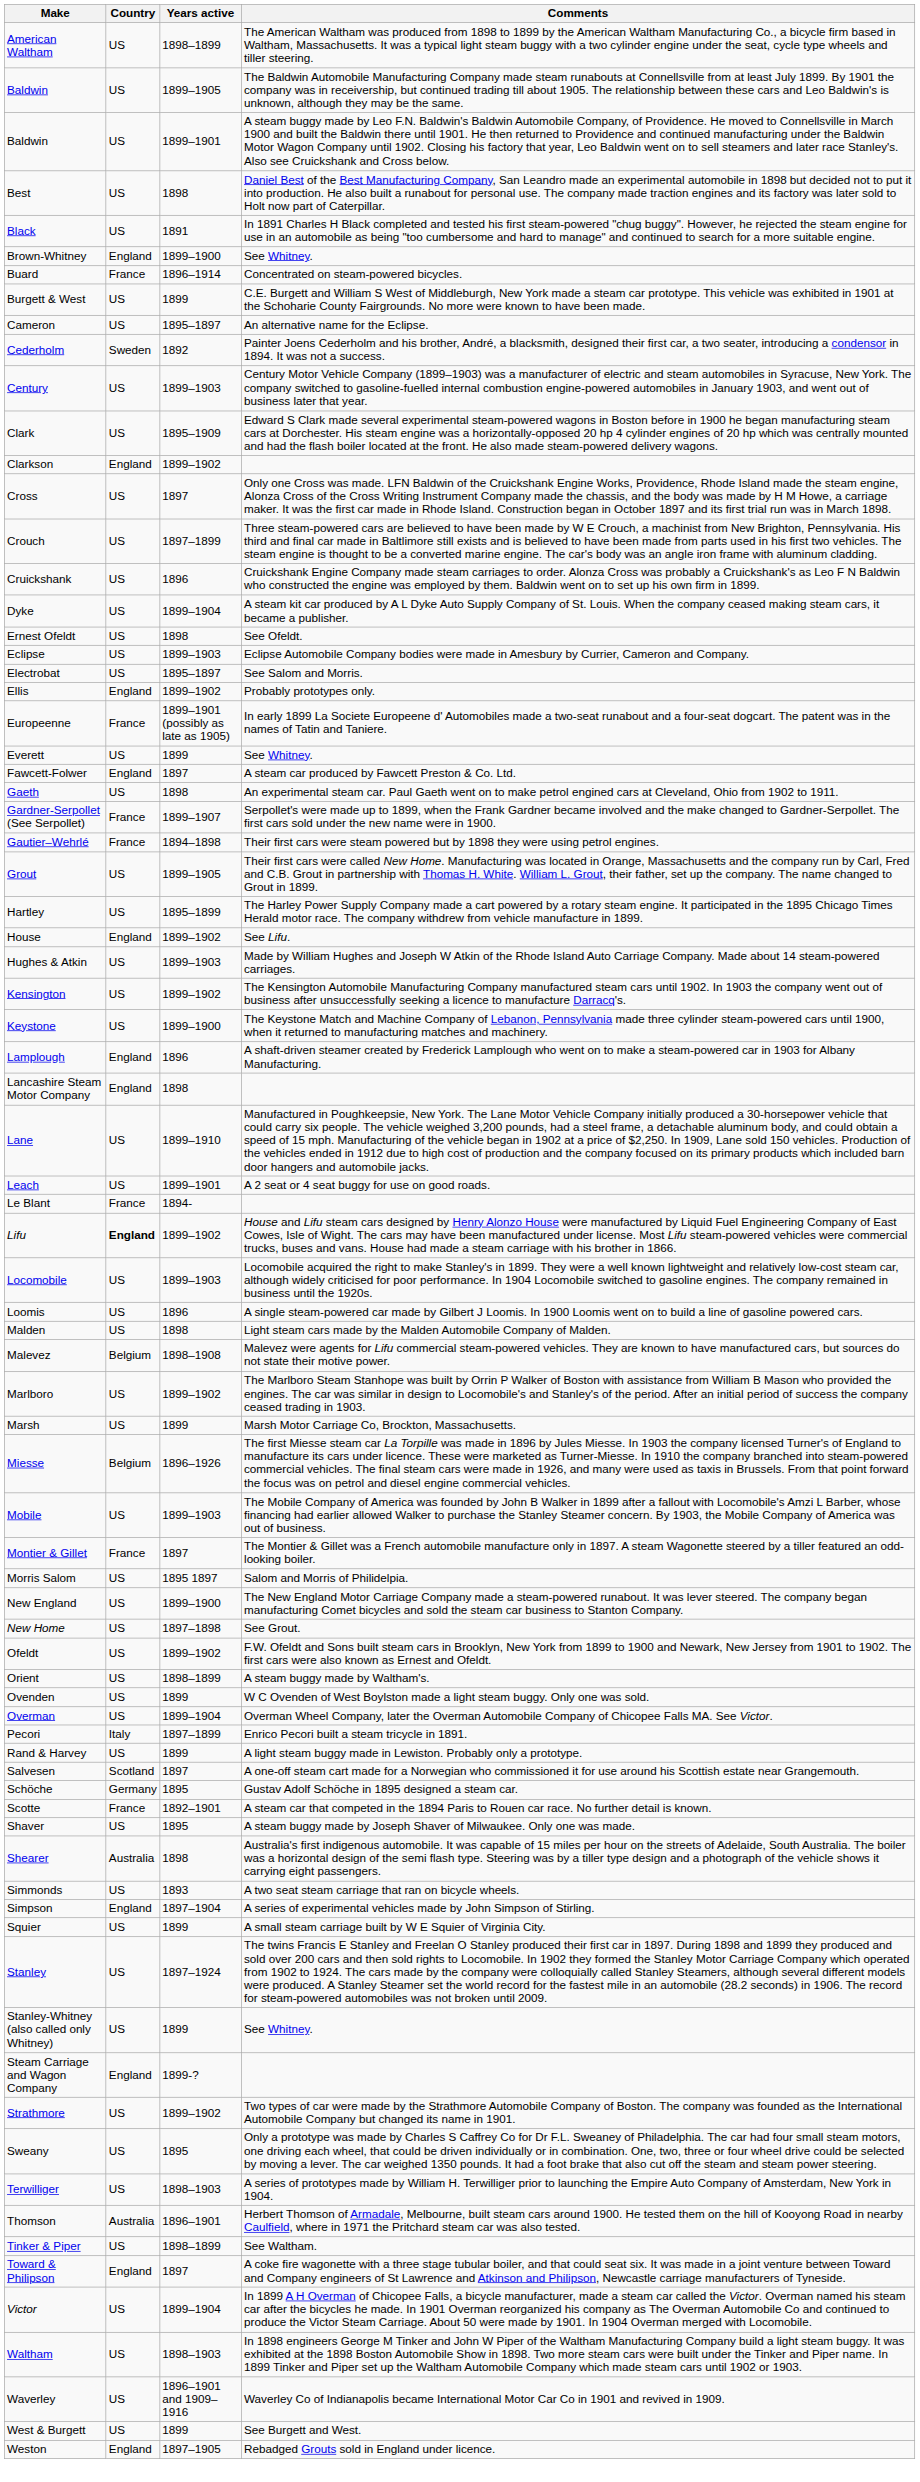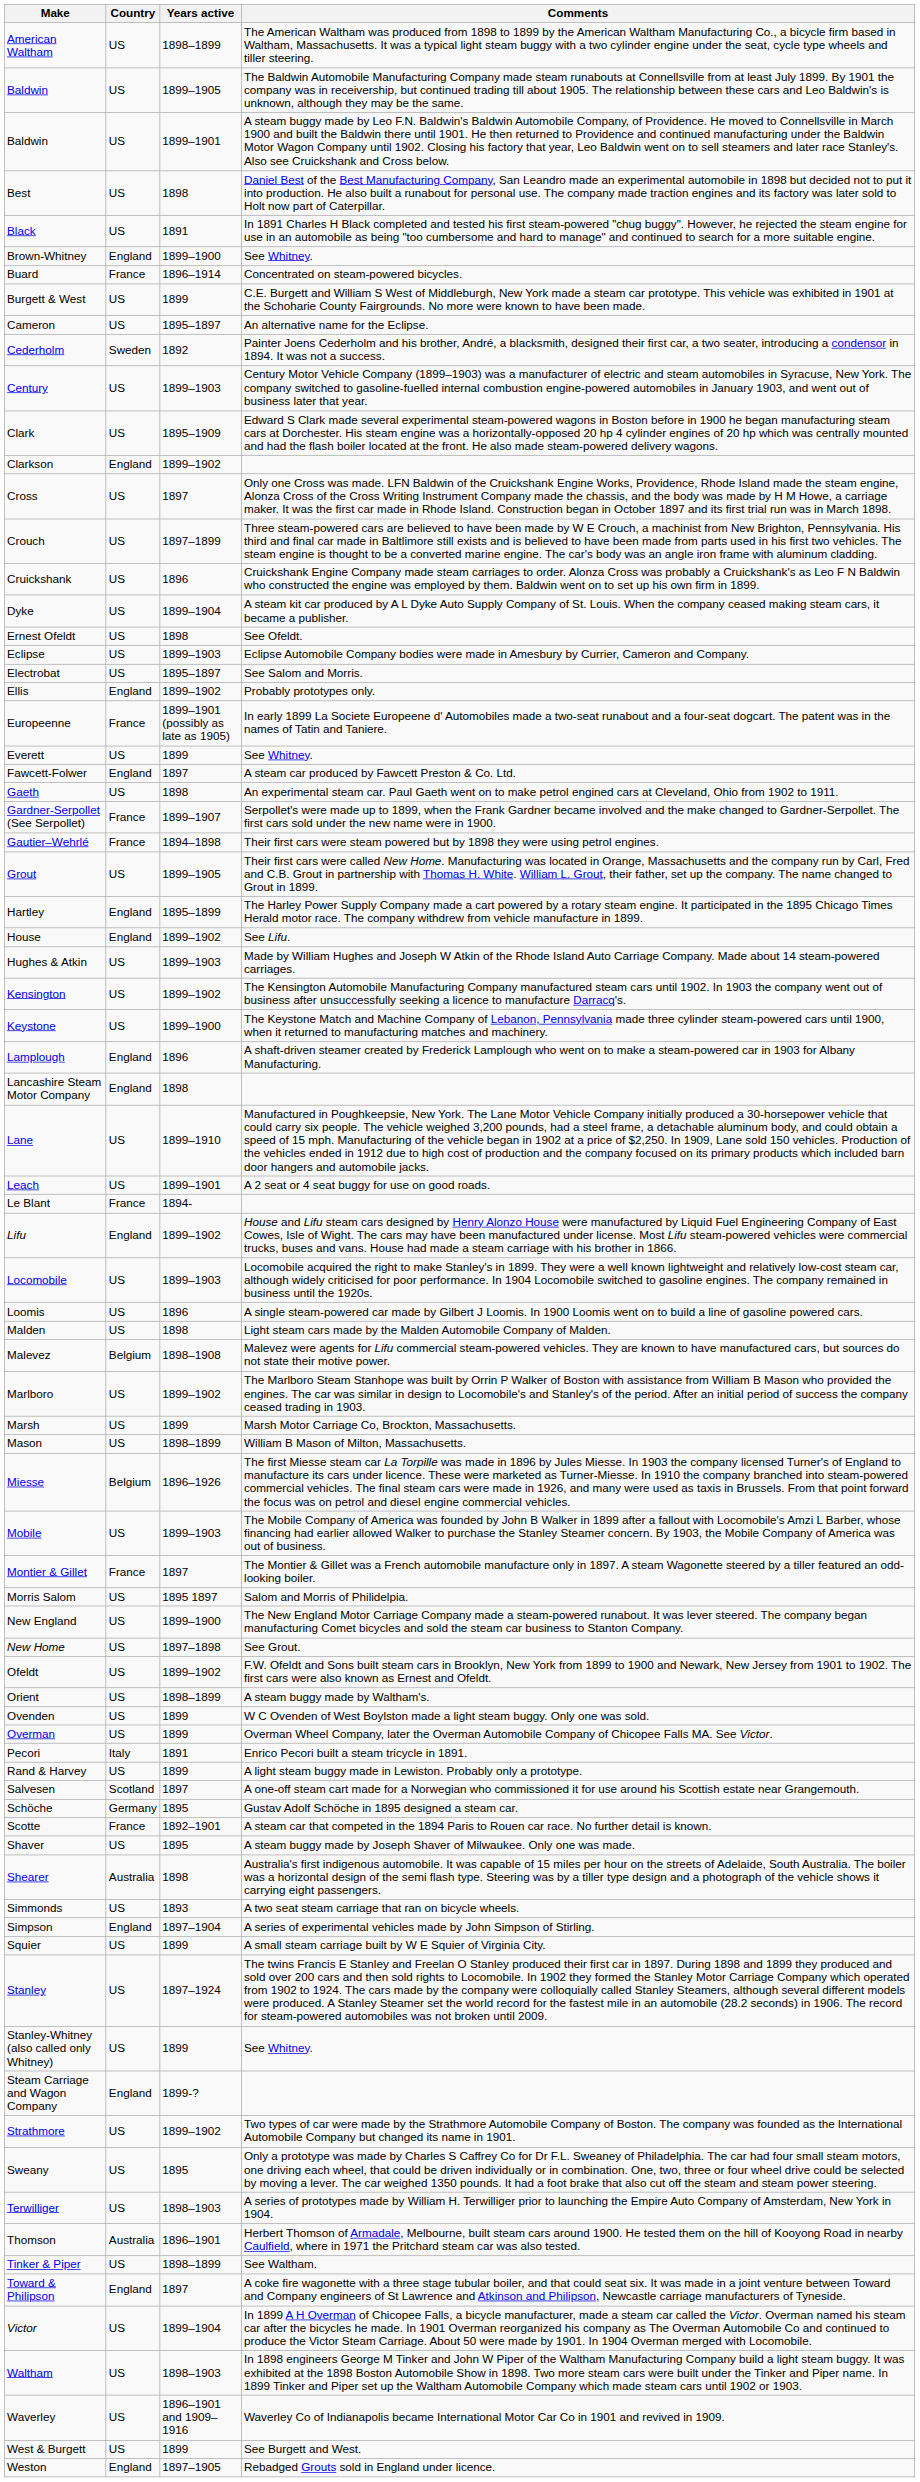(117, 912) US -> (130, 912) England
(132, 1235) bold -> (130, 1235) normal
+ row: (25, 1444)
(191, 1715) 1899–1904 -> (175, 1734) 1899
(191, 1734) 1897–1899 -> (175, 1752) 1891
